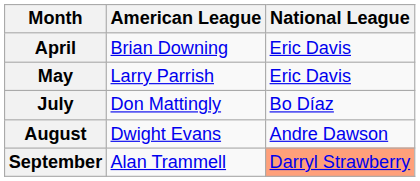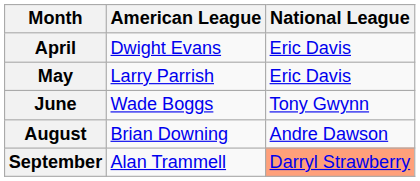(169, 47) Brian Downing -> (166, 47) Dwight Evans
+ row: (55, 104)
- row: (55, 104)
(166, 133) Dwight Evans -> (169, 133) Brian Downing
